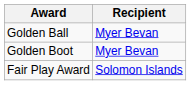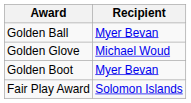+ row: (43, 51)
